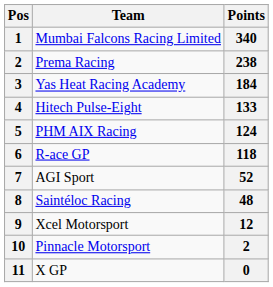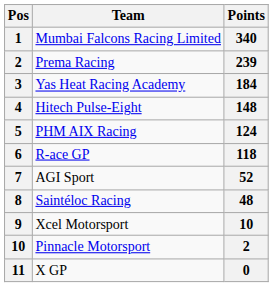(246, 61) 238 -> (246, 61) 239
(246, 108) 133 -> (246, 108) 148
(246, 223) 12 -> (246, 223) 10
